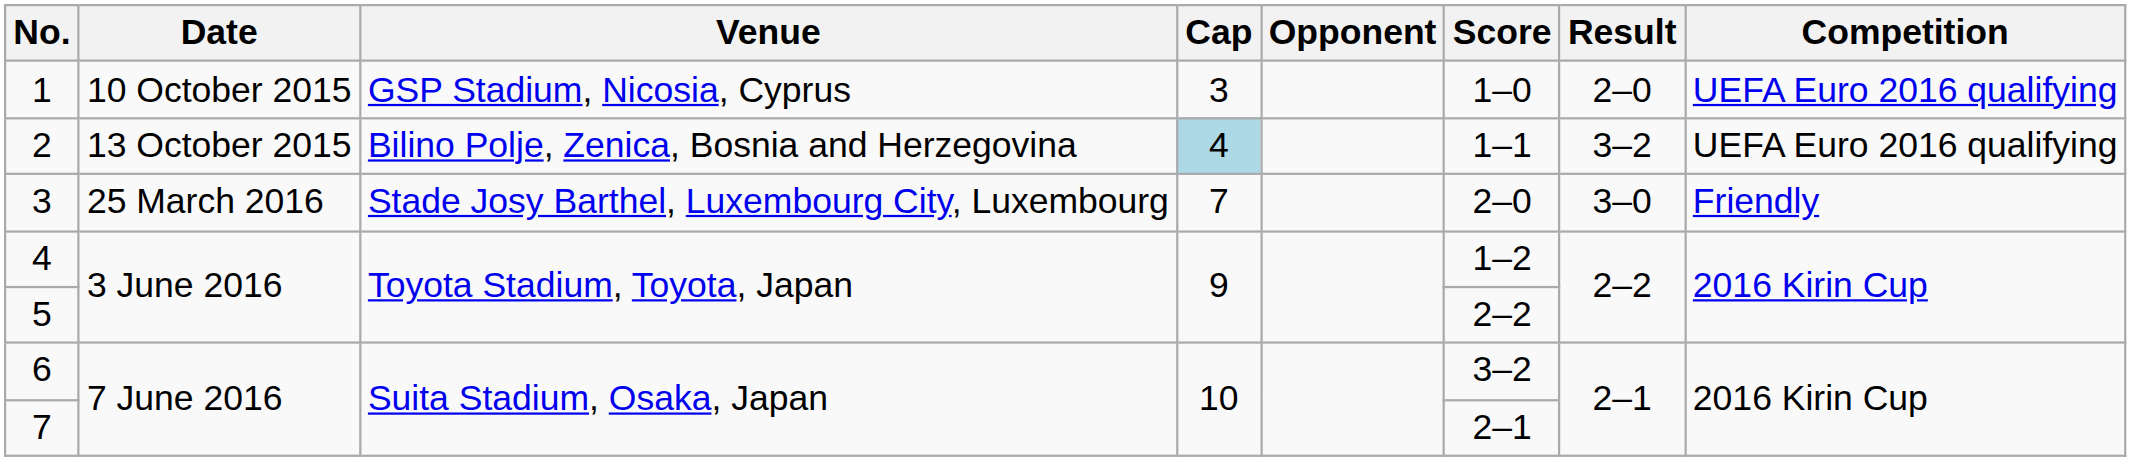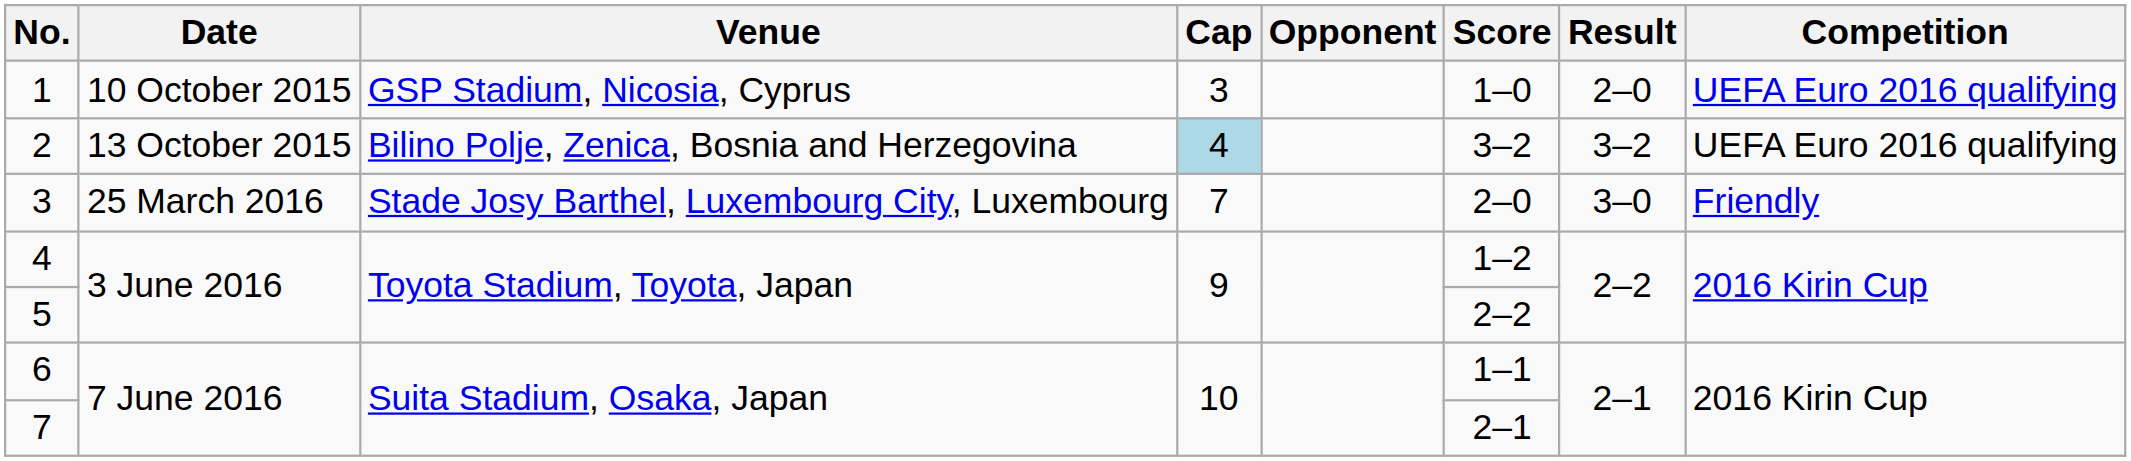(1502, 145) 1–1 -> (1502, 145) 3–2
(1502, 370) 3–2 -> (1502, 370) 1–1
